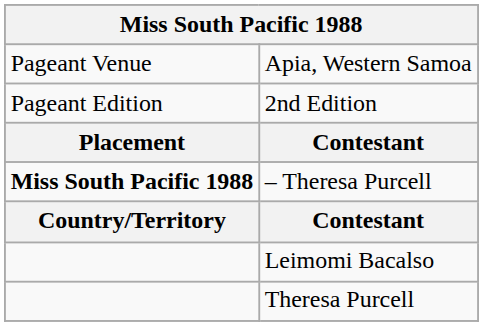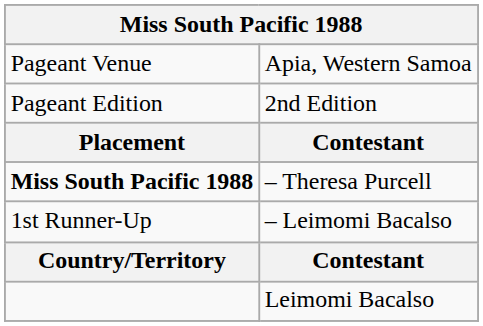+ row: (358, 221)
- row: (339, 300)
